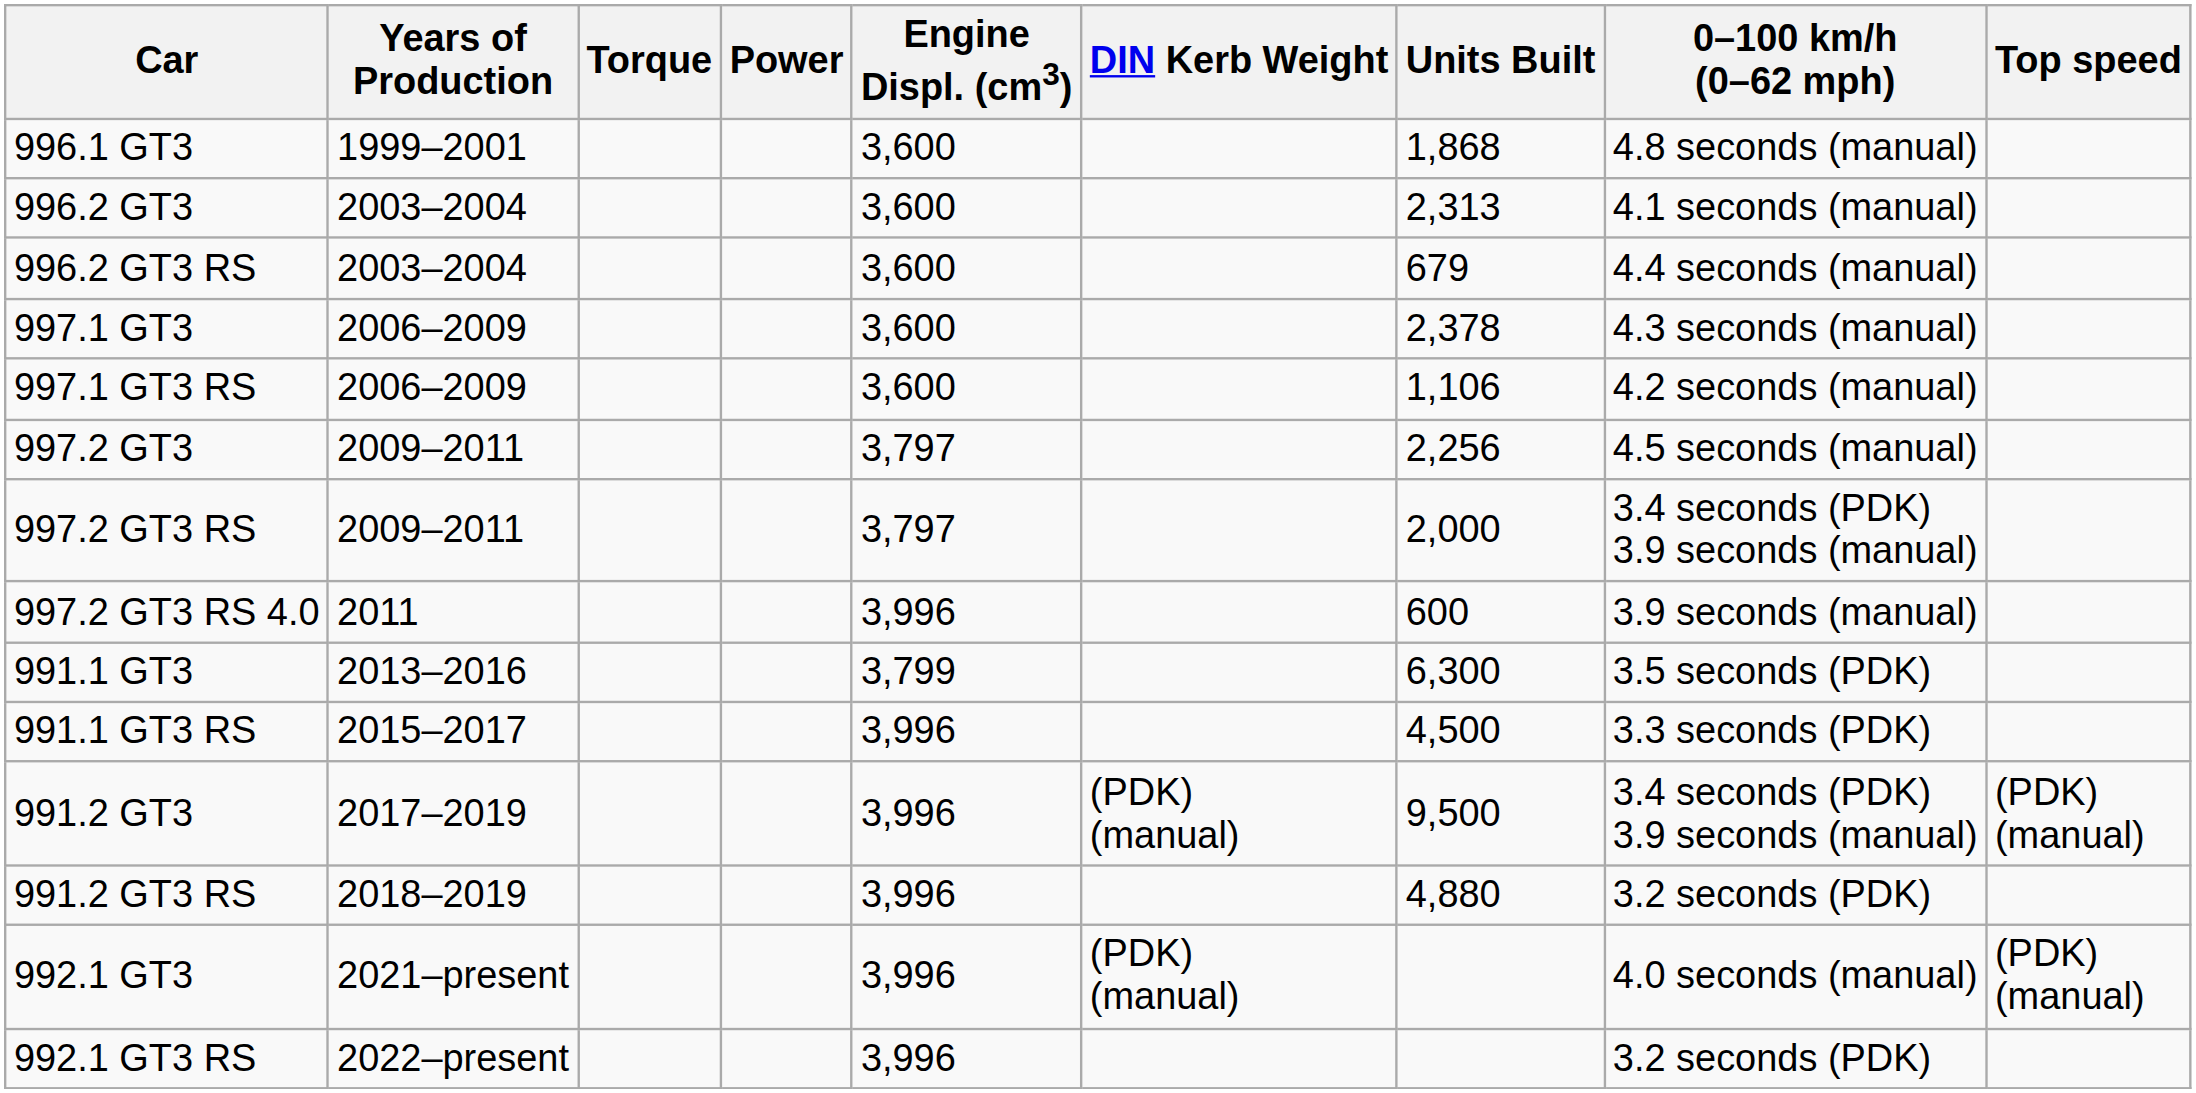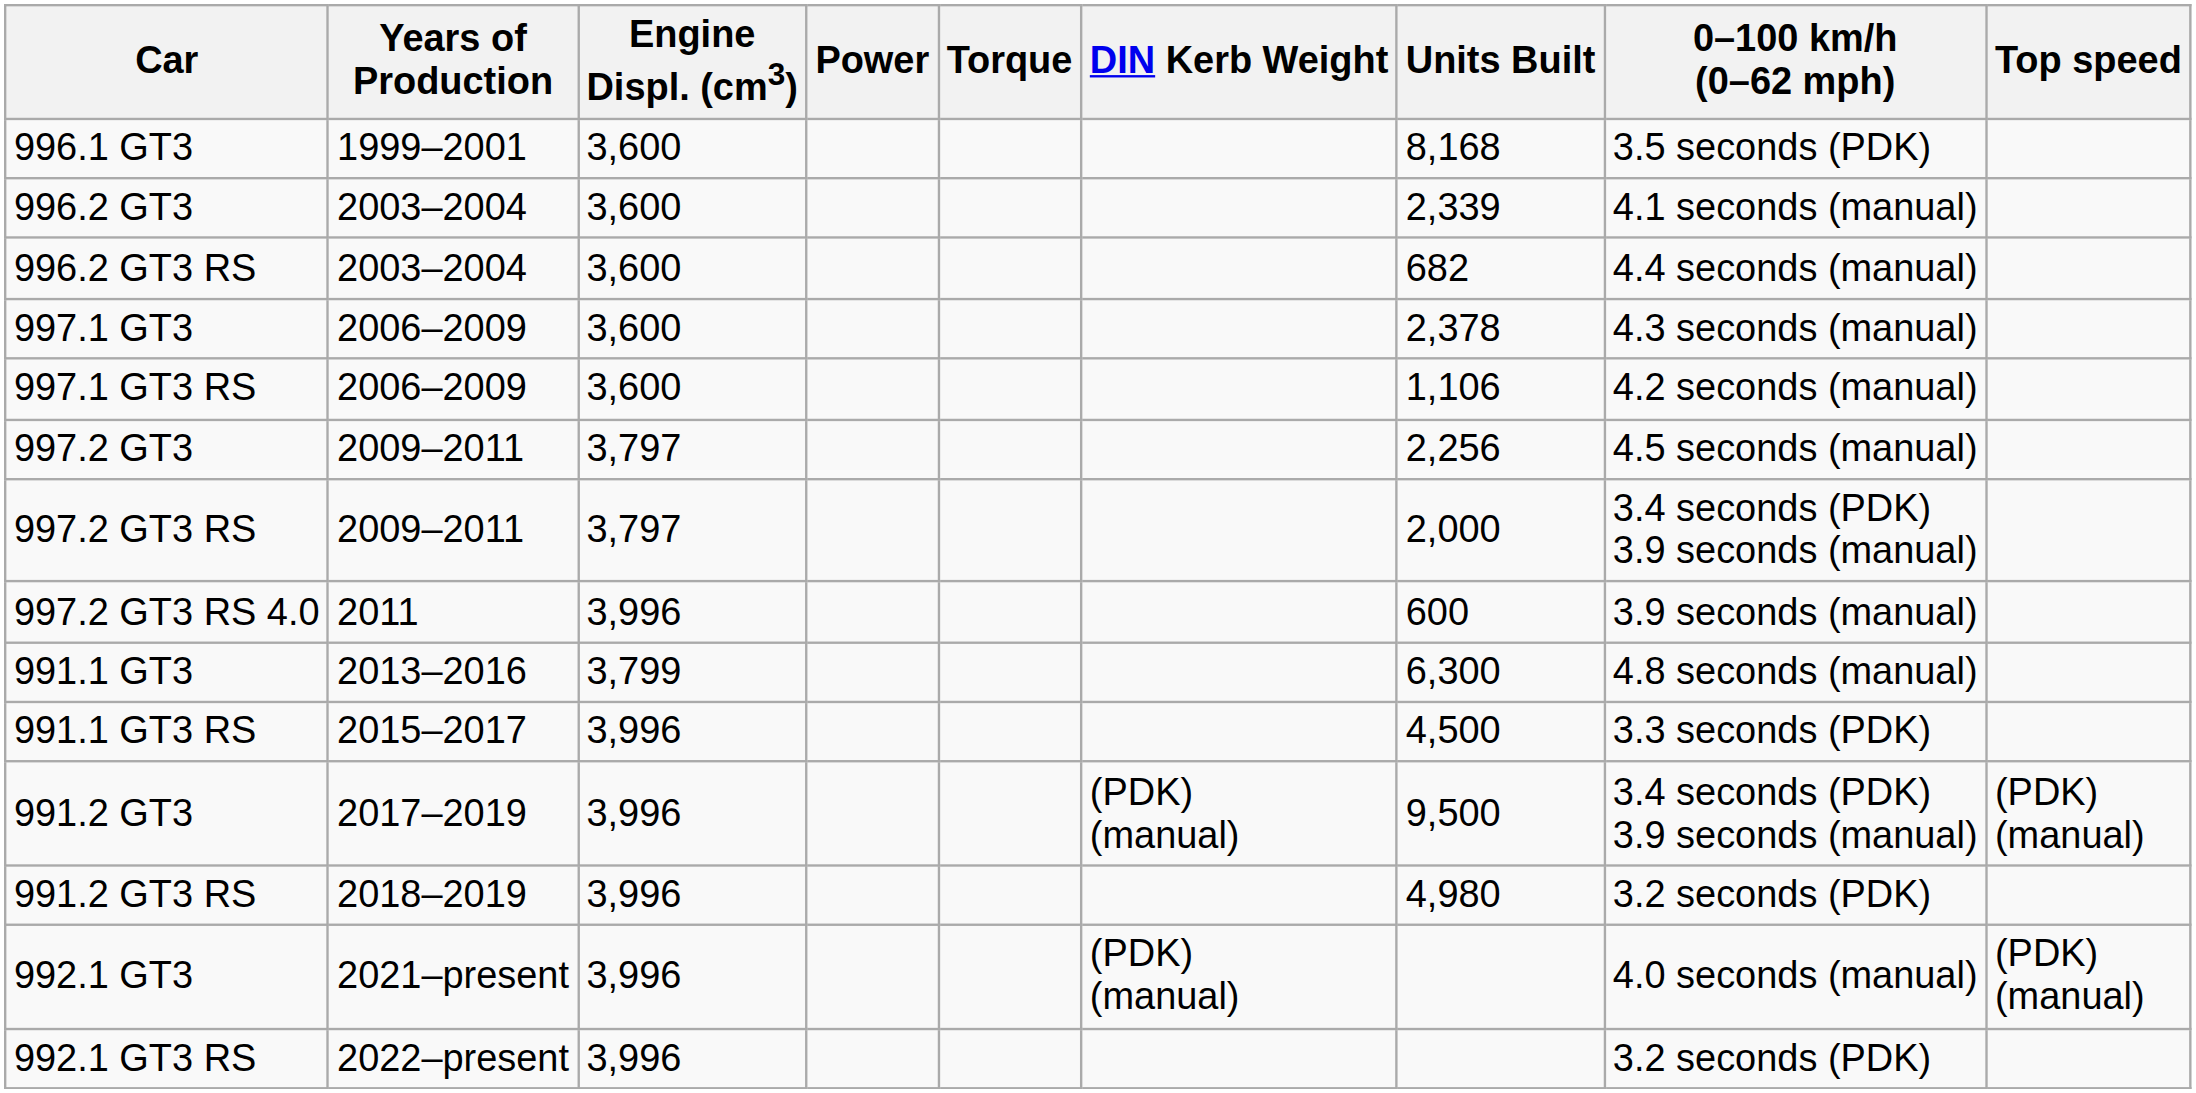columns swapped: (967, 61) <-> (649, 61)
(1453, 147) 1,868 -> (1453, 147) 8,168
(1795, 147) 4.8 seconds (manual) -> (1772, 147) 3.5 seconds (PDK)
(1453, 207) 2,313 -> (1453, 207) 2,339
(1437, 267) 679 -> (1437, 267) 682
(1772, 671) 3.5 seconds (PDK) -> (1795, 671) 4.8 seconds (manual)
(1453, 894) 4,880 -> (1453, 894) 4,980
